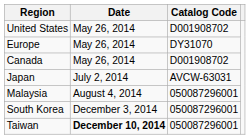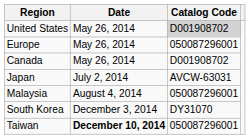(199, 28) no background -> (199, 28) lightgrey background
(191, 45) DY31070 -> (204, 45) 050087296001
(204, 110) 050087296001 -> (191, 110) DY31070
